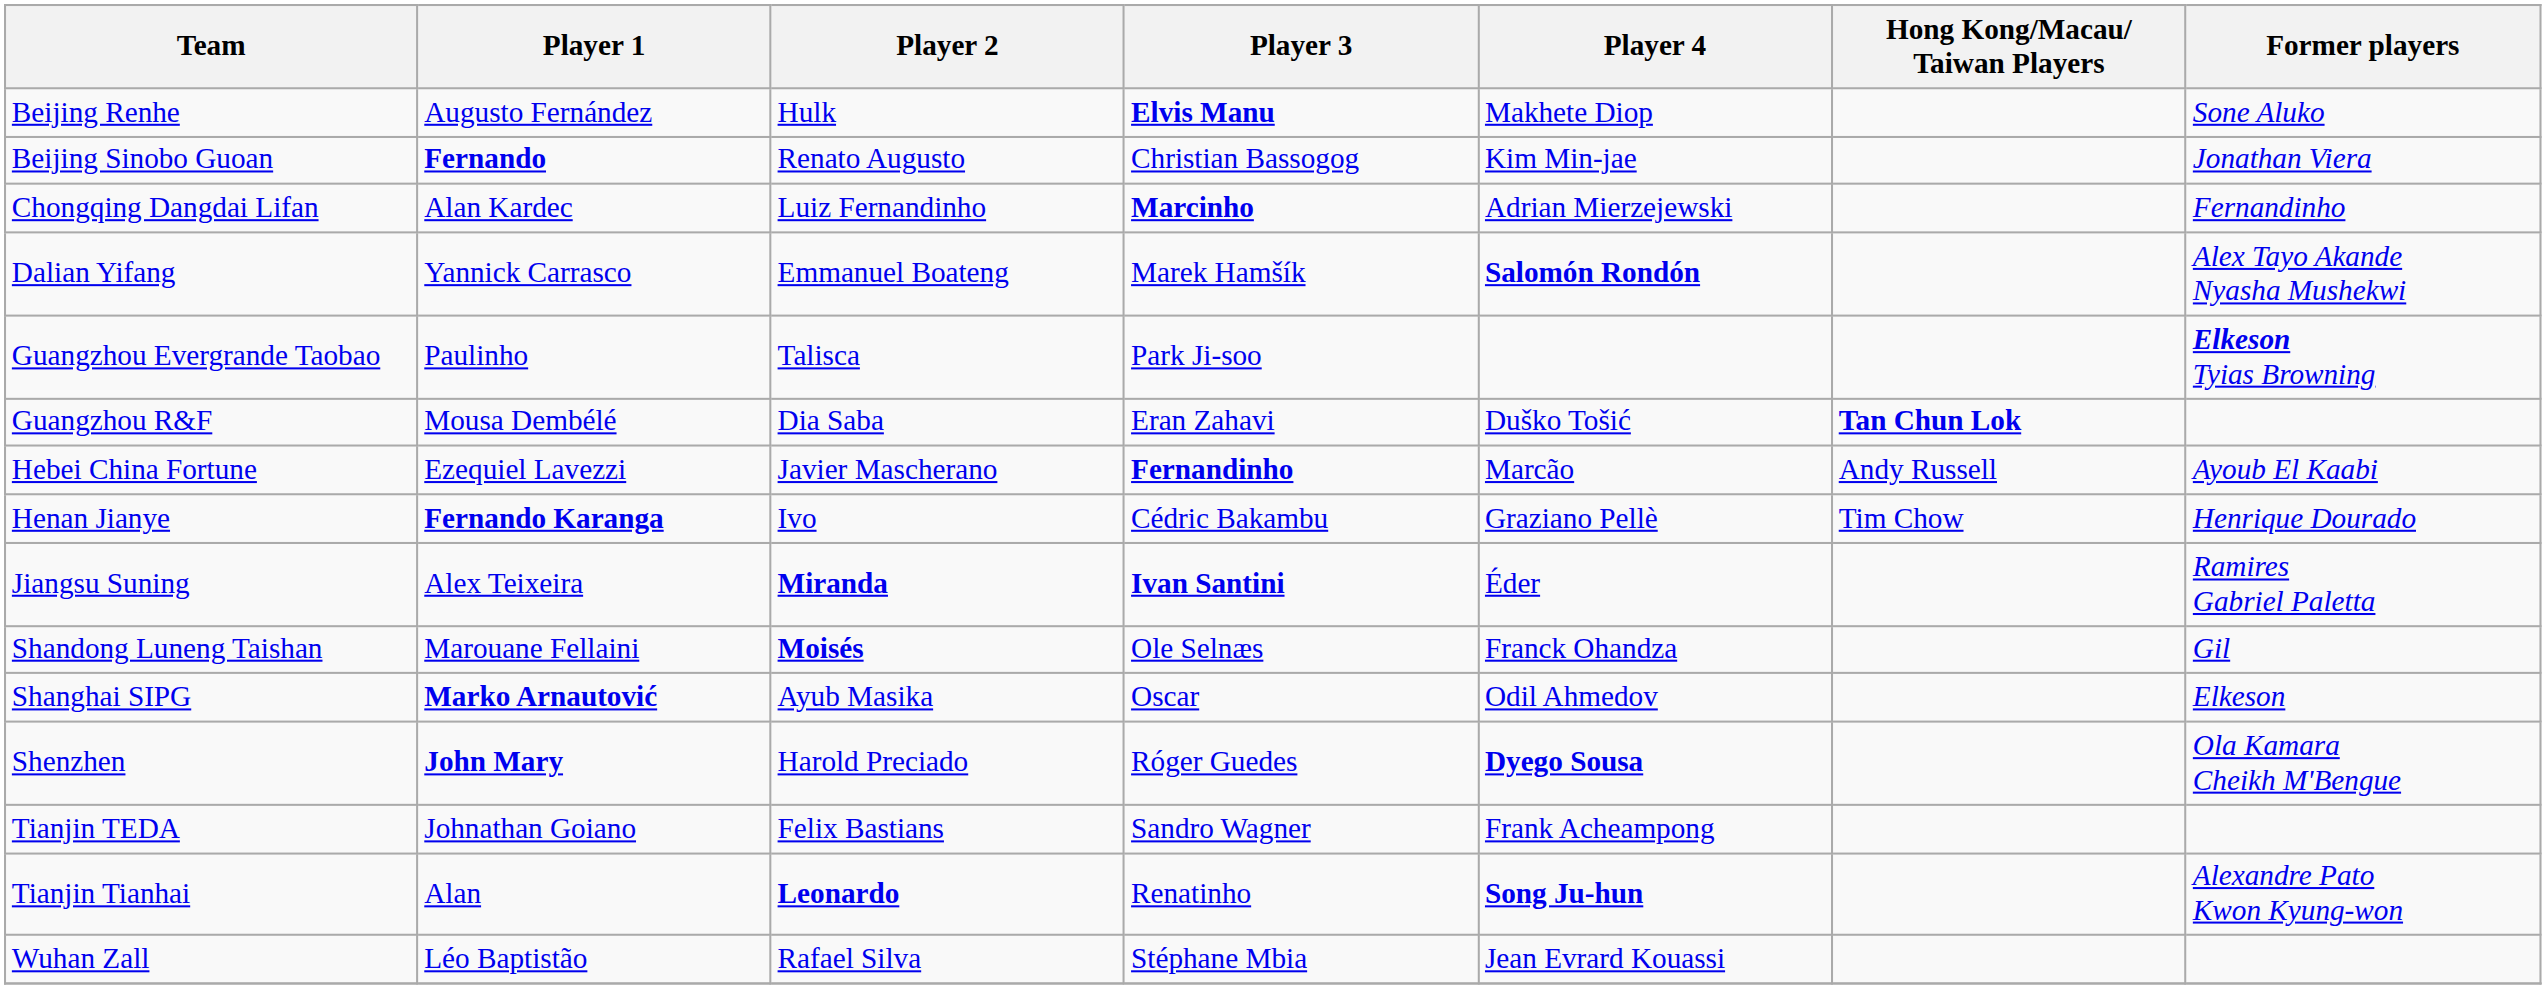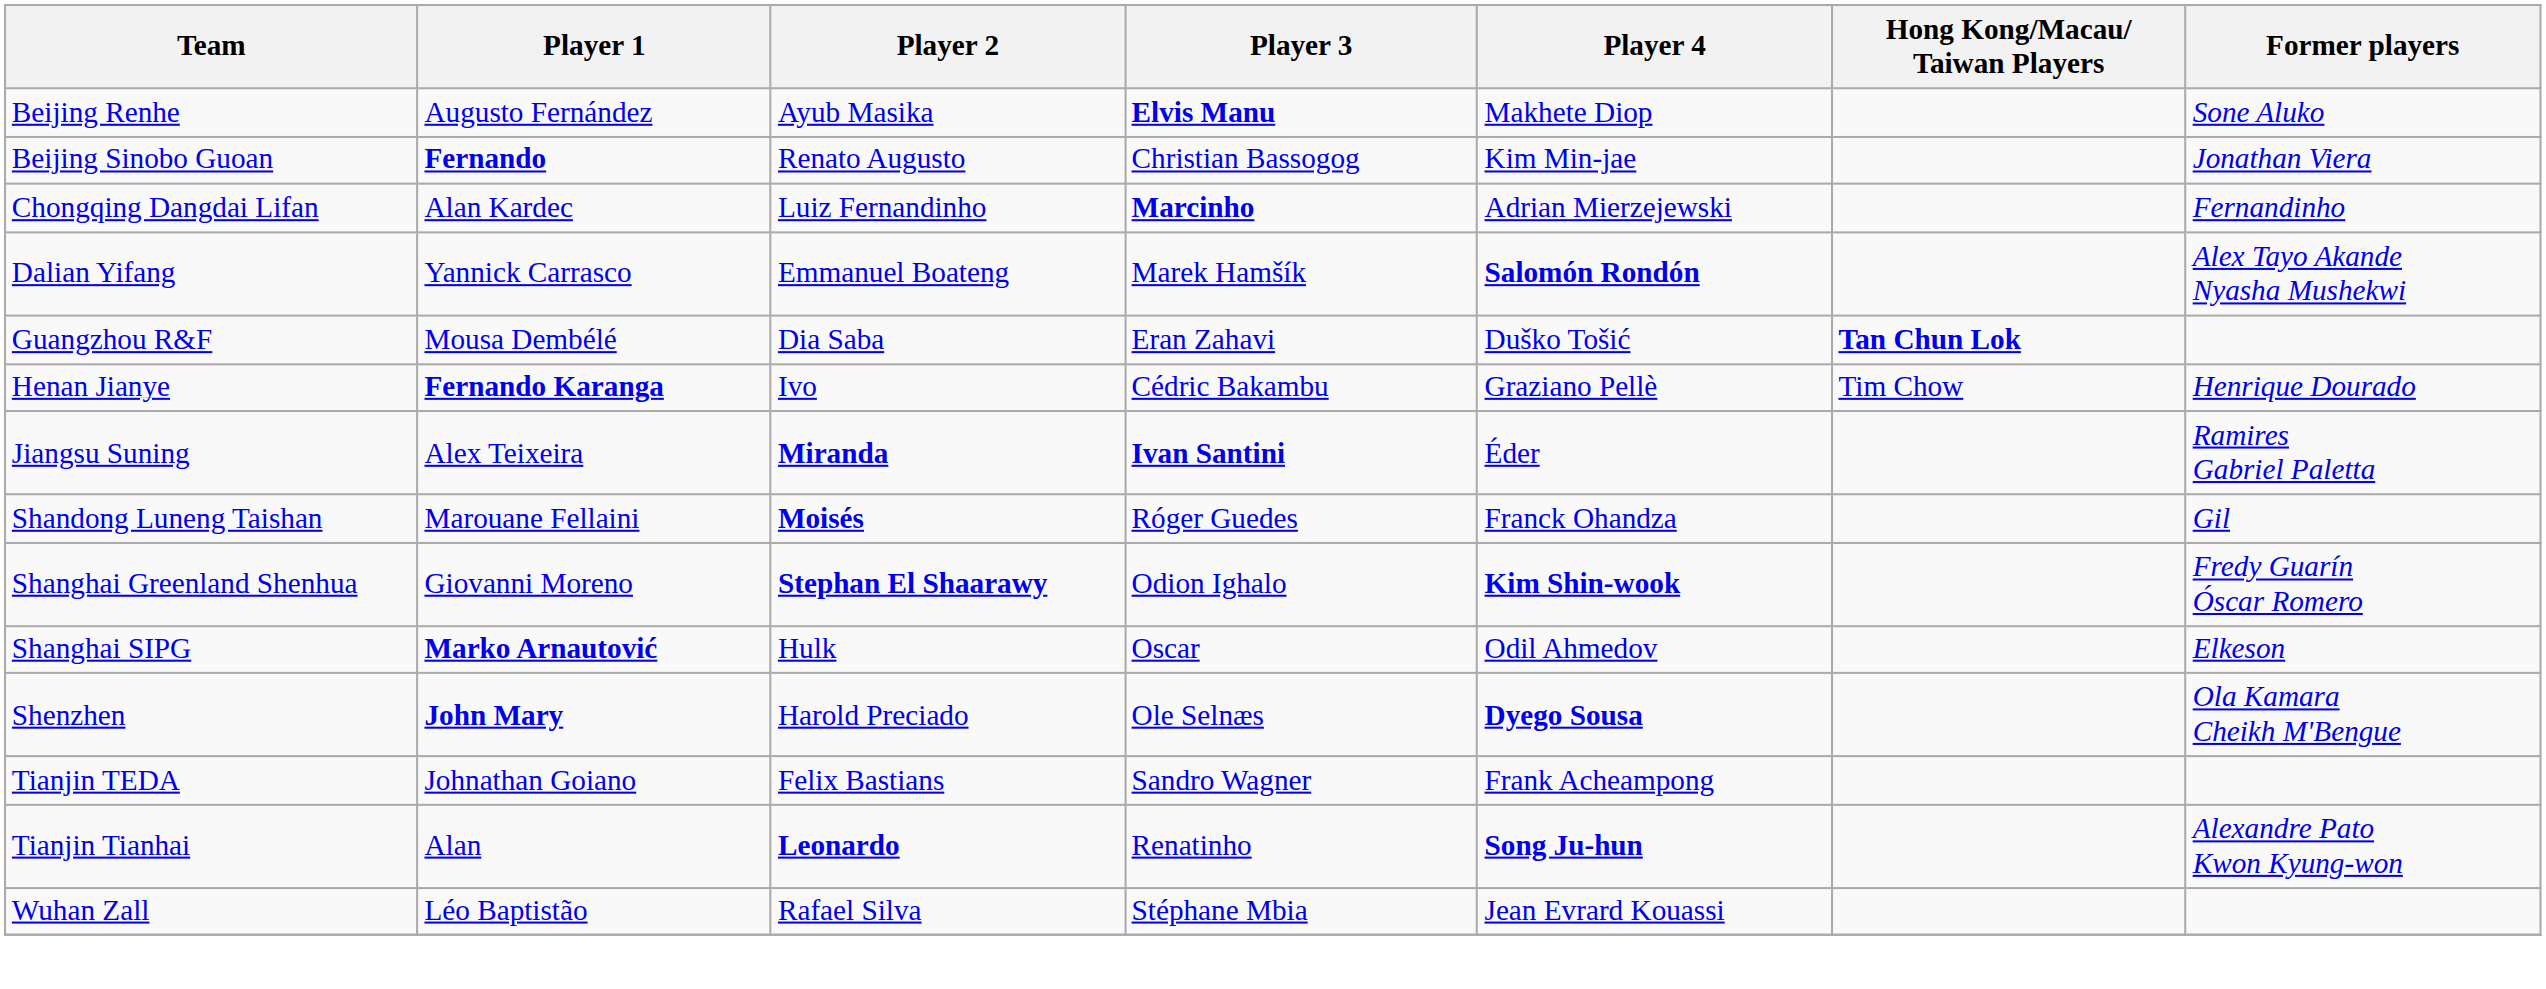(807, 111) Hulk -> (856, 111) Ayub Masika
- row: (196, 356)
- row: (134, 470)
(1197, 649) Ole Selnæs -> (1215, 518) Róger Guedes
+ row: (185, 583)
(855, 697) Ayub Masika -> (807, 649) Hulk
(1214, 762) Róger Guedes -> (1198, 714) Ole Selnæs
